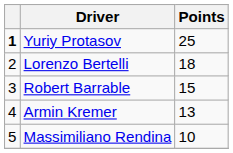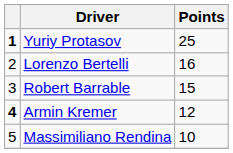(187, 65) 18 -> (187, 65) 16
(12, 112) normal -> (12, 112) bold
(187, 112) 13 -> (187, 112) 12
